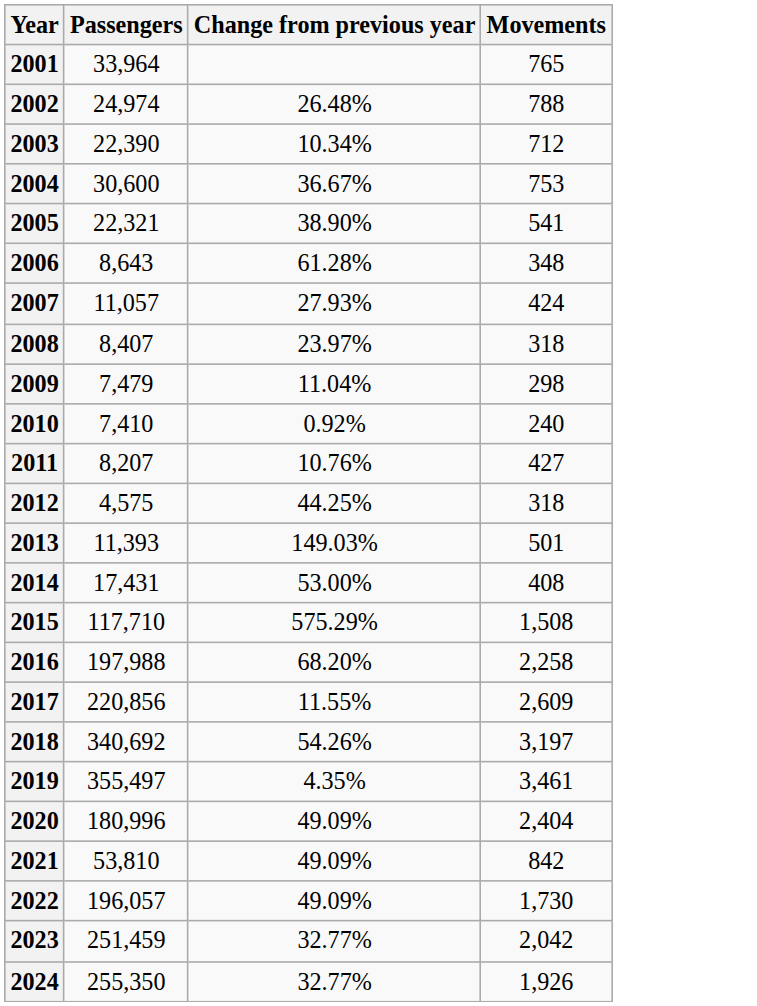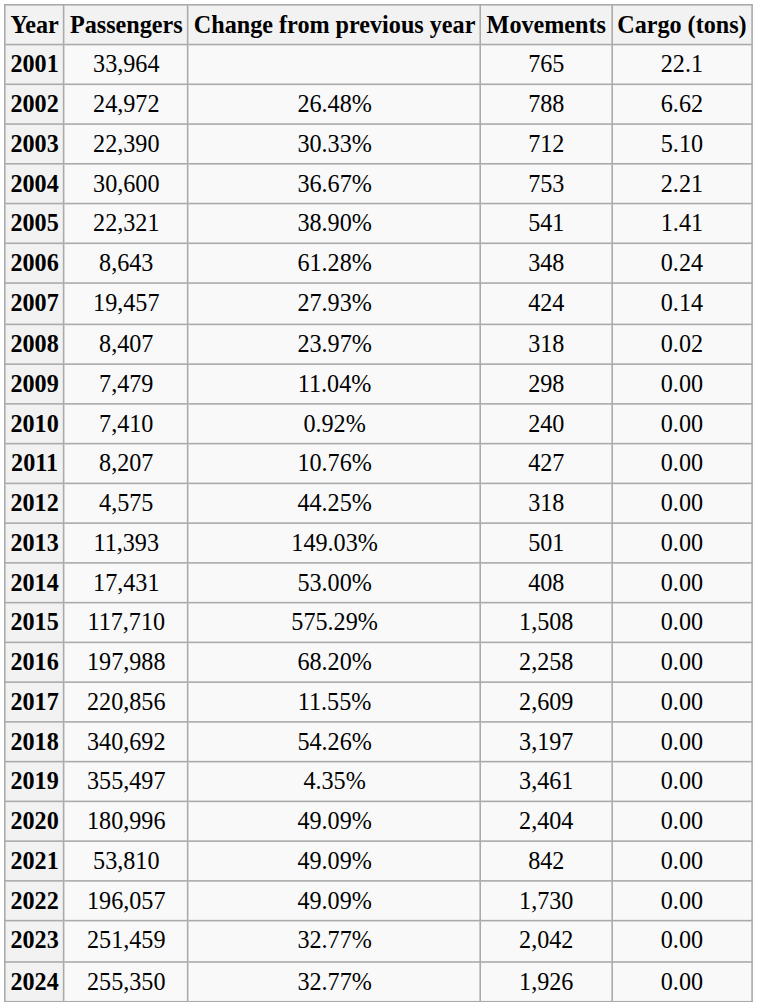+ column: (682, 24)
(126, 104) 24,974 -> (126, 104) 24,972
(335, 144) 10.34% -> (335, 144) 30.33%
(126, 303) 11,057 -> (126, 303) 19,457
